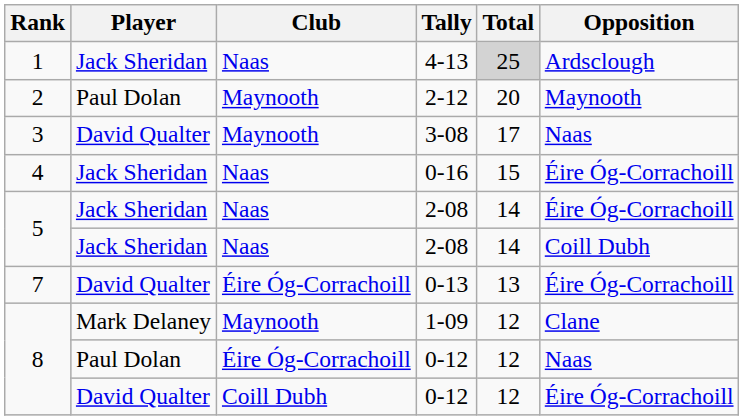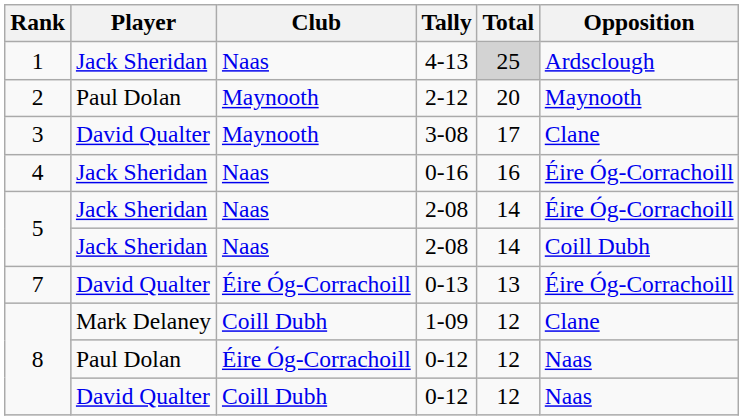(568, 135) Naas -> (572, 135) Clane
(508, 172) 15 -> (508, 172) 16
(270, 321) Maynooth -> (275, 321) Coill Dubh
(639, 396) Éire Óg-Corrachoill -> (568, 396) Naas
